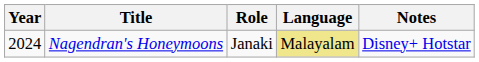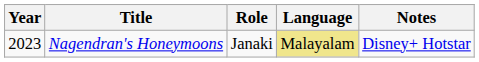(25, 43) 2024 -> (25, 43) 2023
